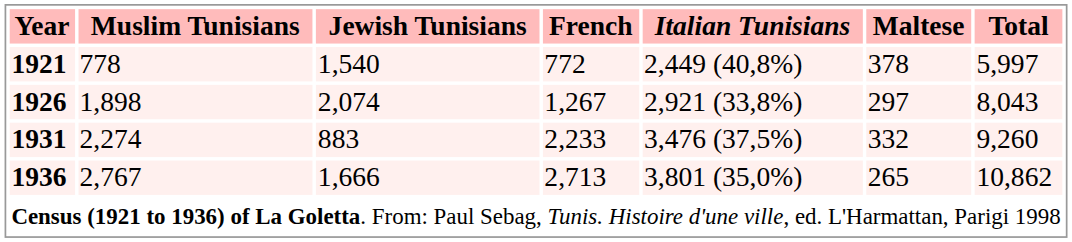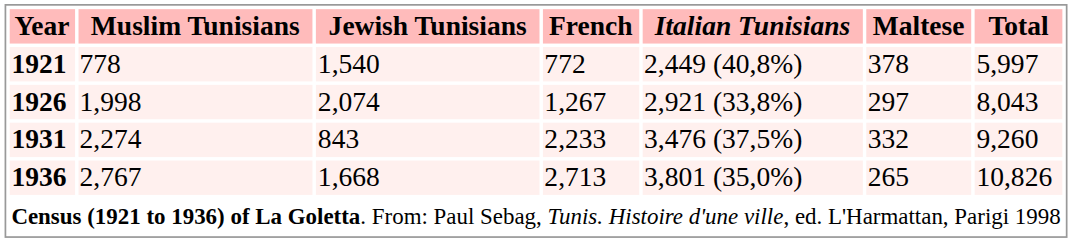(111, 101) 1,898 -> (111, 101) 1,998
(339, 139) 883 -> (339, 139) 843
(349, 177) 1,666 -> (349, 177) 1,668
(1014, 177) 10,862 -> (1014, 177) 10,826
